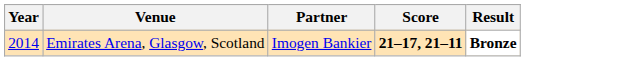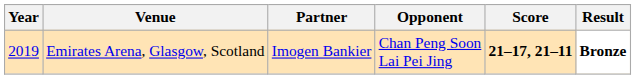+ column: (430, 17)
(24, 43) 2014 -> (24, 52) 2019
